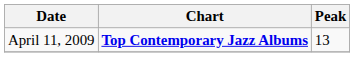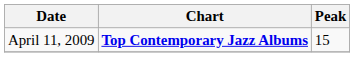(322, 39) 13 -> (322, 39) 15
